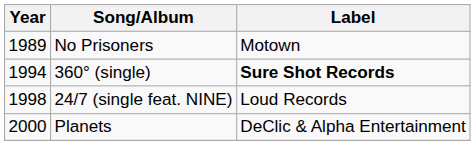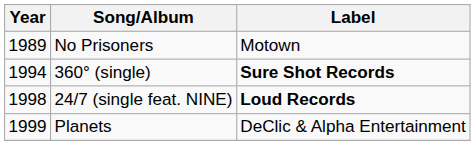(294, 99) normal -> (298, 99) bold
(28, 126) 2000 -> (28, 126) 1999
